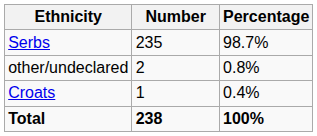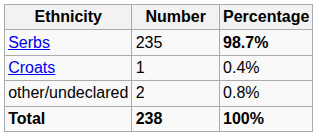(246, 42) normal -> (246, 42) bold
rows swapped: (32, 93) <-> (68, 67)
